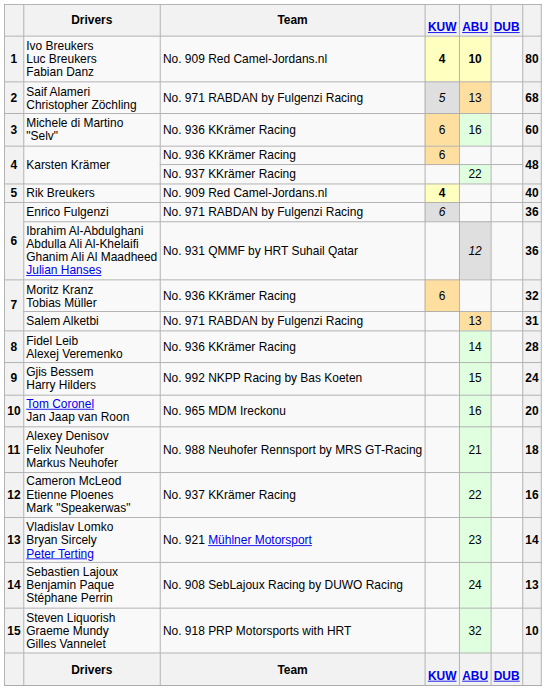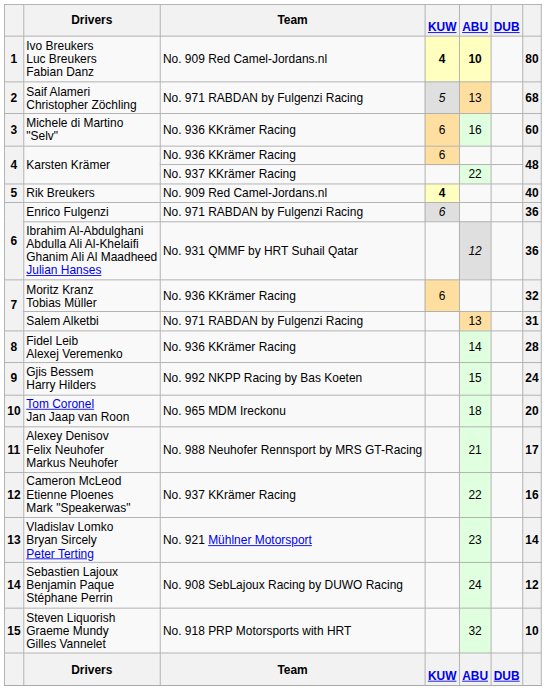(475, 411) 16 -> (475, 411) 18
(532, 449) 18 -> (532, 449) 17
(532, 585) 13 -> (532, 585) 12
